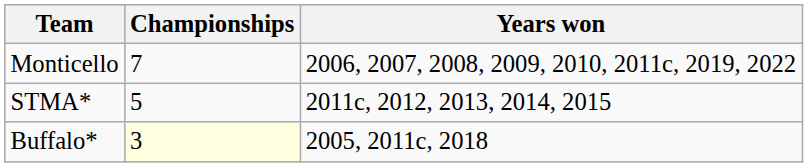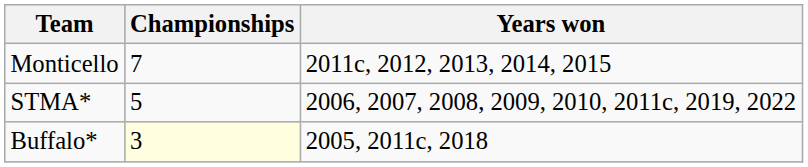(551, 63) 2006, 2007, 2008, 2009, 2010, 2011c, 2019, 2022 -> (459, 63) 2011c, 2012, 2013, 2014, 2015
(459, 102) 2011c, 2012, 2013, 2014, 2015 -> (551, 102) 2006, 2007, 2008, 2009, 2010, 2011c, 2019, 2022
